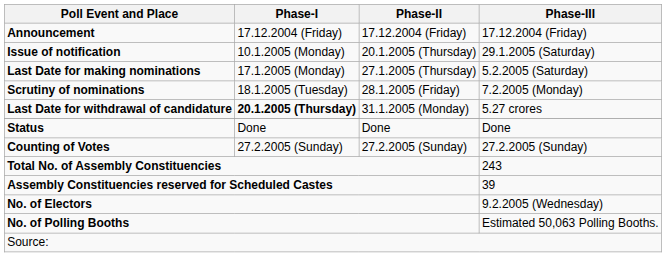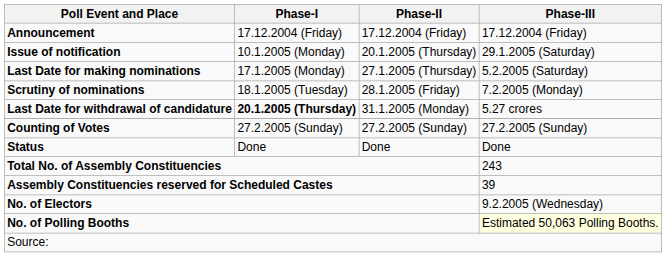rows swapped: (58, 147) <-> (25, 128)
(570, 223) no background -> (570, 223) lightyellow background
